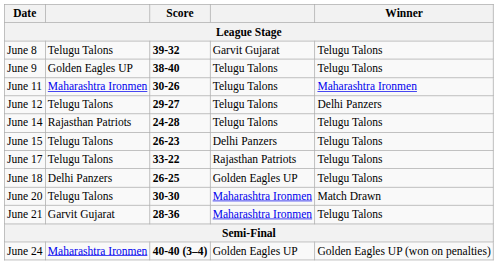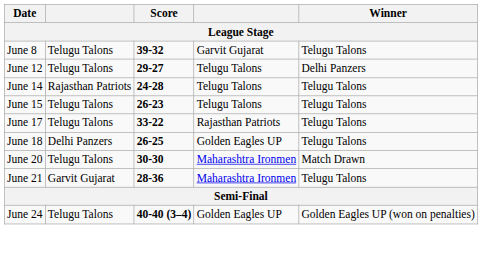- row: (22, 68)
- row: (25, 86)
(245, 141) Delhi Panzers -> (229, 104) Telugu Talons
(98, 251) Maharashtra Ironmen -> (80, 214) Telugu Talons
